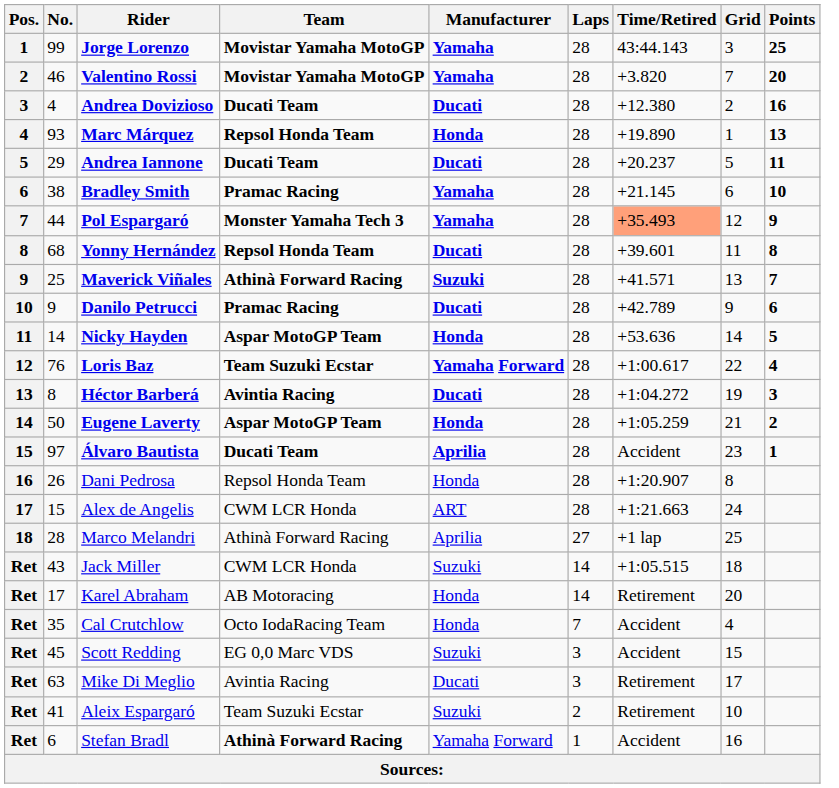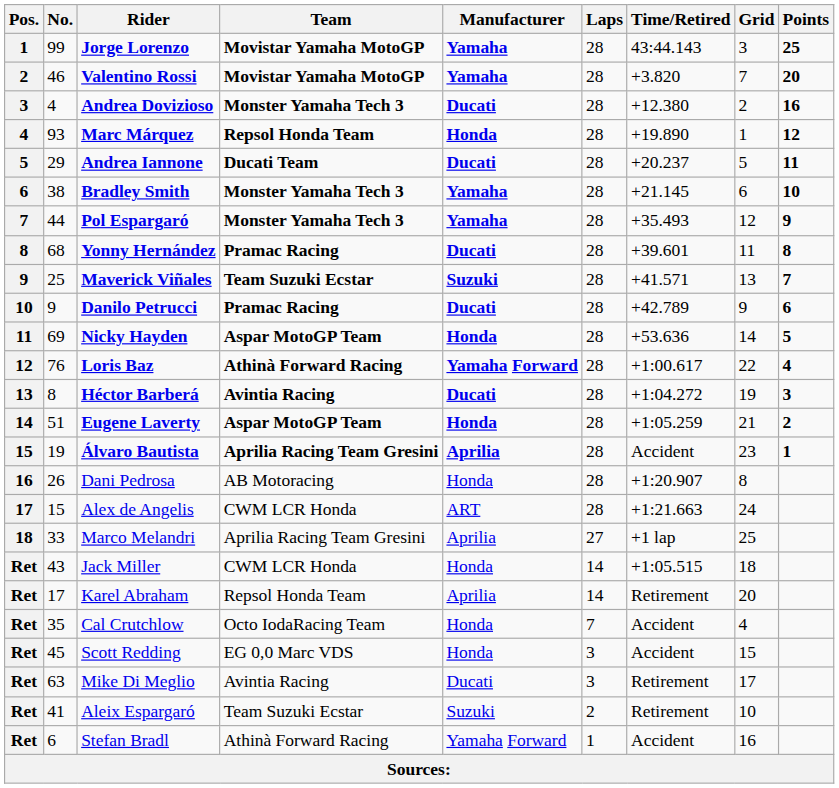(271, 105) Ducati Team -> (314, 105) Monster Yamaha Tech 3
(777, 134) 13 -> (791, 134) 12
(281, 192) Pramac Racing -> (314, 192) Monster Yamaha Tech 3
(646, 220) lightsalmon background -> (660, 220) no background
(299, 249) Repsol Honda Team -> (281, 249) Pramac Racing
(313, 278) Athinà Forward Racing -> (299, 278) Team Suzuki Ecstar
(56, 336) 14 -> (56, 336) 69
(299, 364) Team Suzuki Ecstar -> (313, 364) Athinà Forward Racing
(56, 422) 50 -> (56, 422) 51
(56, 451) 97 -> (56, 451) 19
(271, 451) Ducati Team -> (331, 451) Aprilia Racing Team Gresini
(295, 480) Repsol Honda Team -> (279, 480) AB Motoracing
(56, 537) 28 -> (56, 537) 33
(306, 537) Athinà Forward Racing -> (325, 537) Aprilia Racing Team Gresini
(457, 566) Suzuki -> (470, 566) Honda
(279, 595) AB Motoracing -> (295, 595) Repsol Honda Team
(456, 595) Honda -> (471, 595) Aprilia
(457, 653) Suzuki -> (470, 653) Honda
(313, 739) bold -> (306, 739) normal
